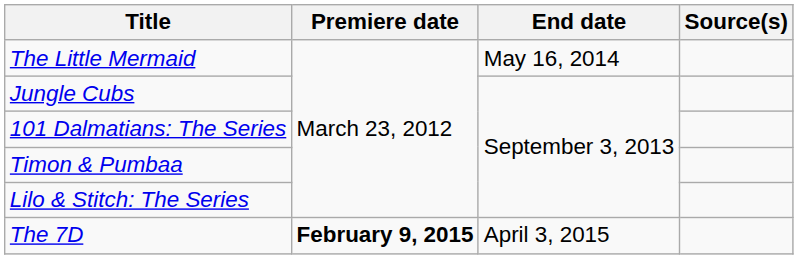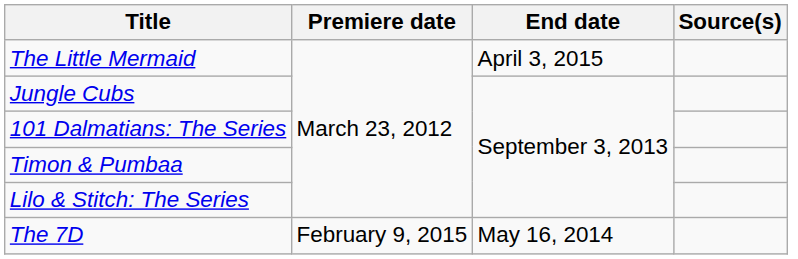(552, 57) May 16, 2014 -> (540, 57) April 3, 2015
(385, 235) bold -> (382, 235) normal
(547, 235) April 3, 2015 -> (545, 235) May 16, 2014
